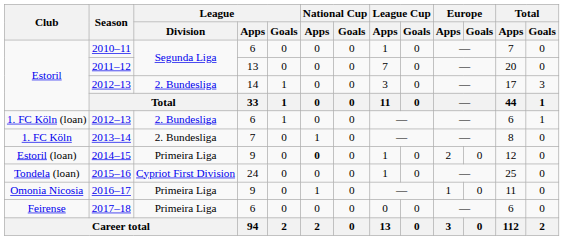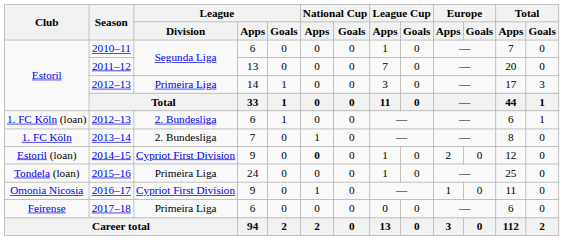(186, 84) 2. Bundesliga -> (186, 84) Primeira Liga
(186, 155) Primeira Liga -> (186, 155) Cypriot First Division
(186, 173) Cypriot First Division -> (186, 173) Primeira Liga
(186, 191) Primeira Liga -> (186, 191) Cypriot First Division
